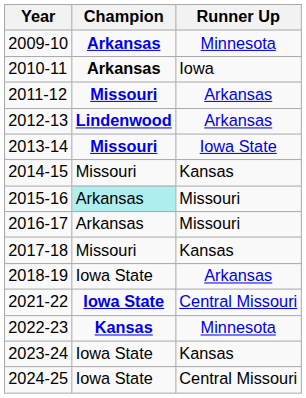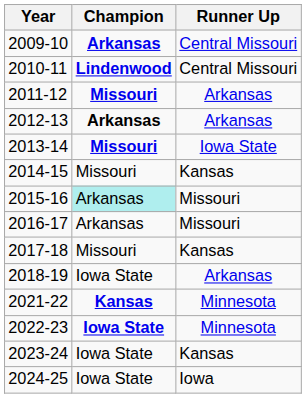(238, 43) Minnesota -> (238, 43) Central Missouri
(124, 69) Arkansas -> (124, 69) Lindenwood
(197, 69) Iowa -> (238, 69) Central Missouri
(124, 120) Lindenwood -> (124, 120) Arkansas
(124, 302) Iowa State -> (124, 302) Kansas
(238, 302) Central Missouri -> (238, 302) Minnesota
(124, 328) Kansas -> (124, 328) Iowa State
(238, 379) Central Missouri -> (197, 379) Iowa
